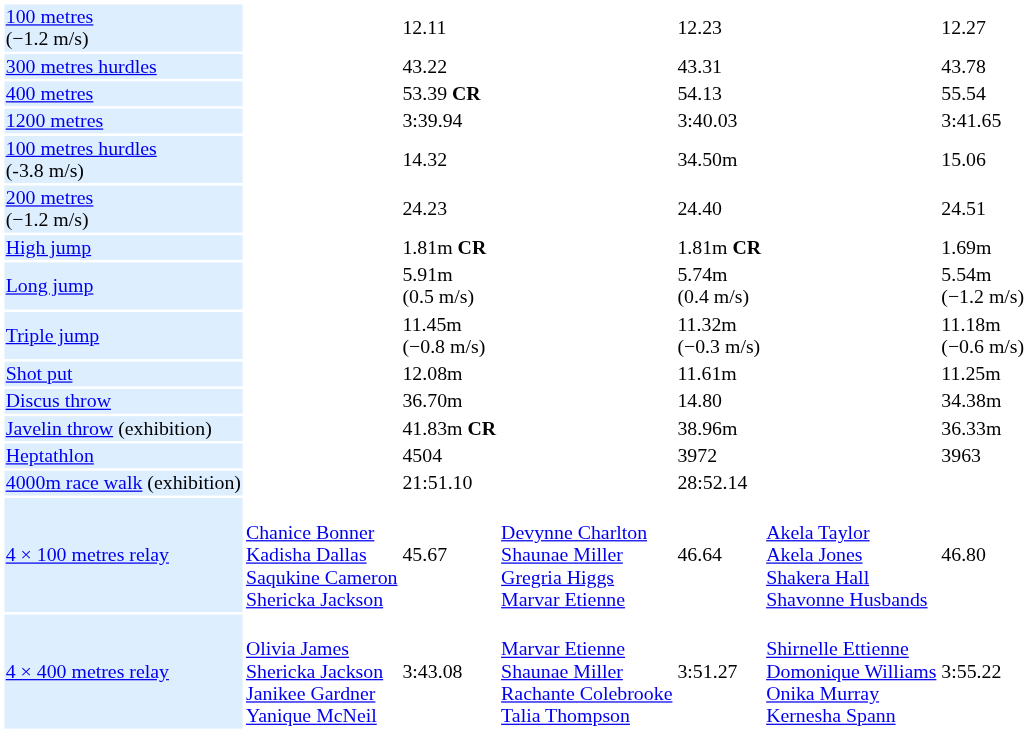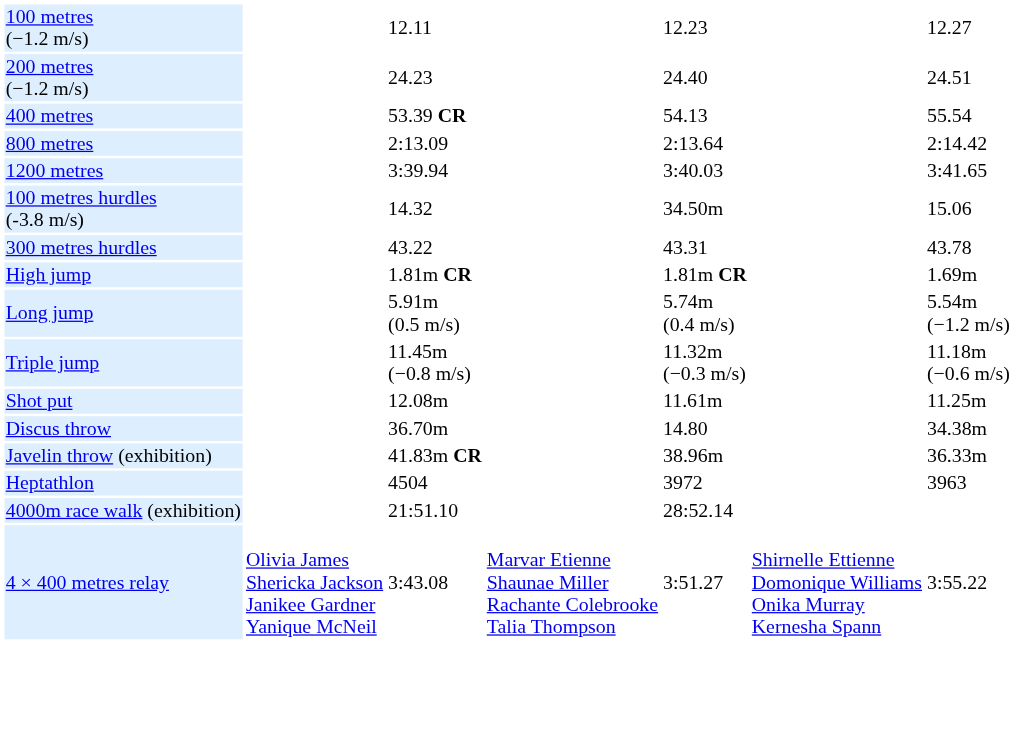rows swapped: (50, 208) <-> (81, 66)
+ row: (50, 143)
- row: (87, 554)
